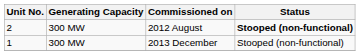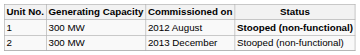(9, 27) 2 -> (9, 27) 1
(9, 43) 1 -> (9, 43) 2
